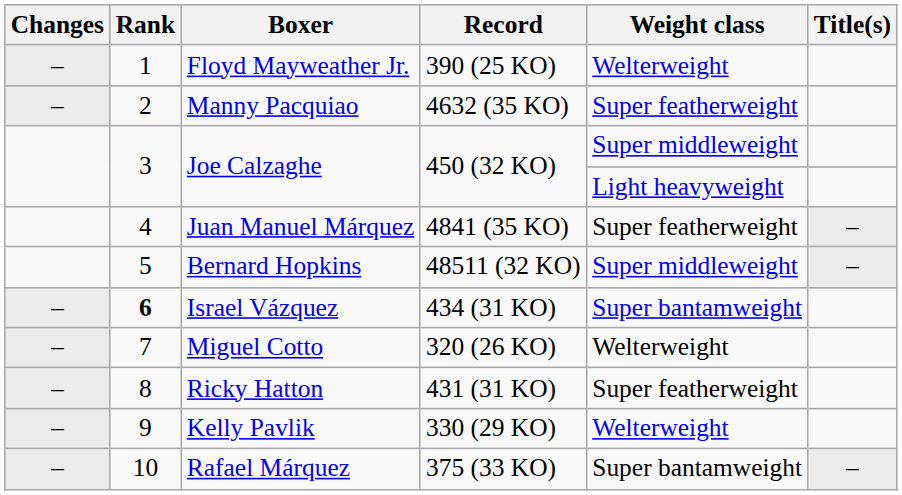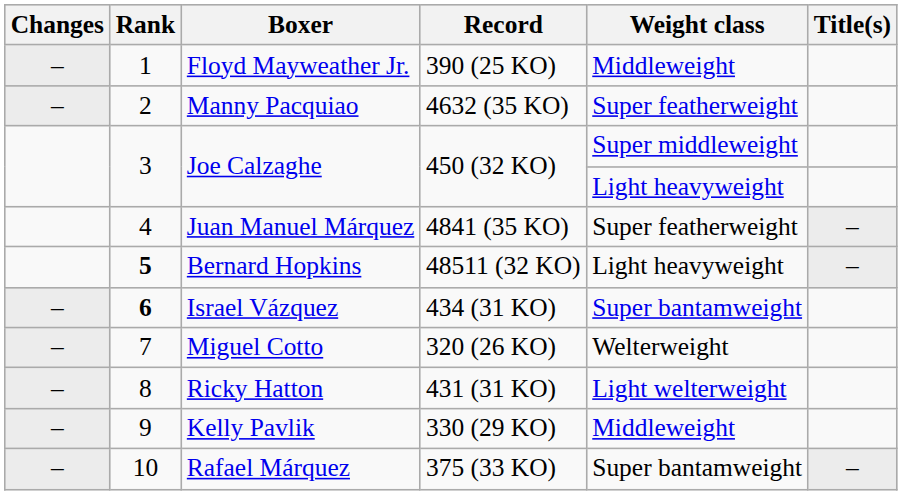(660, 65) Welterweight -> (664, 65) Middleweight
(145, 266) normal -> (145, 266) bold
(695, 266) Super middleweight -> (688, 266) Light heavyweight
(695, 387) Super featherweight -> (689, 387) Light welterweight
(660, 428) Welterweight -> (664, 428) Middleweight
